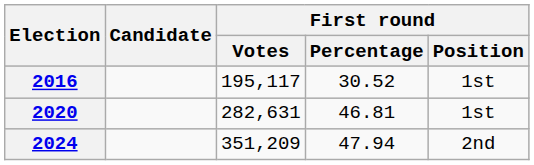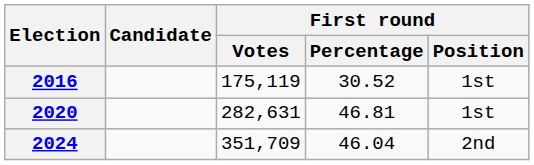(261, 82) 195,117 -> (261, 82) 175,119
(261, 144) 351,209 -> (261, 144) 351,709
(367, 144) 47.94 -> (367, 144) 46.04
